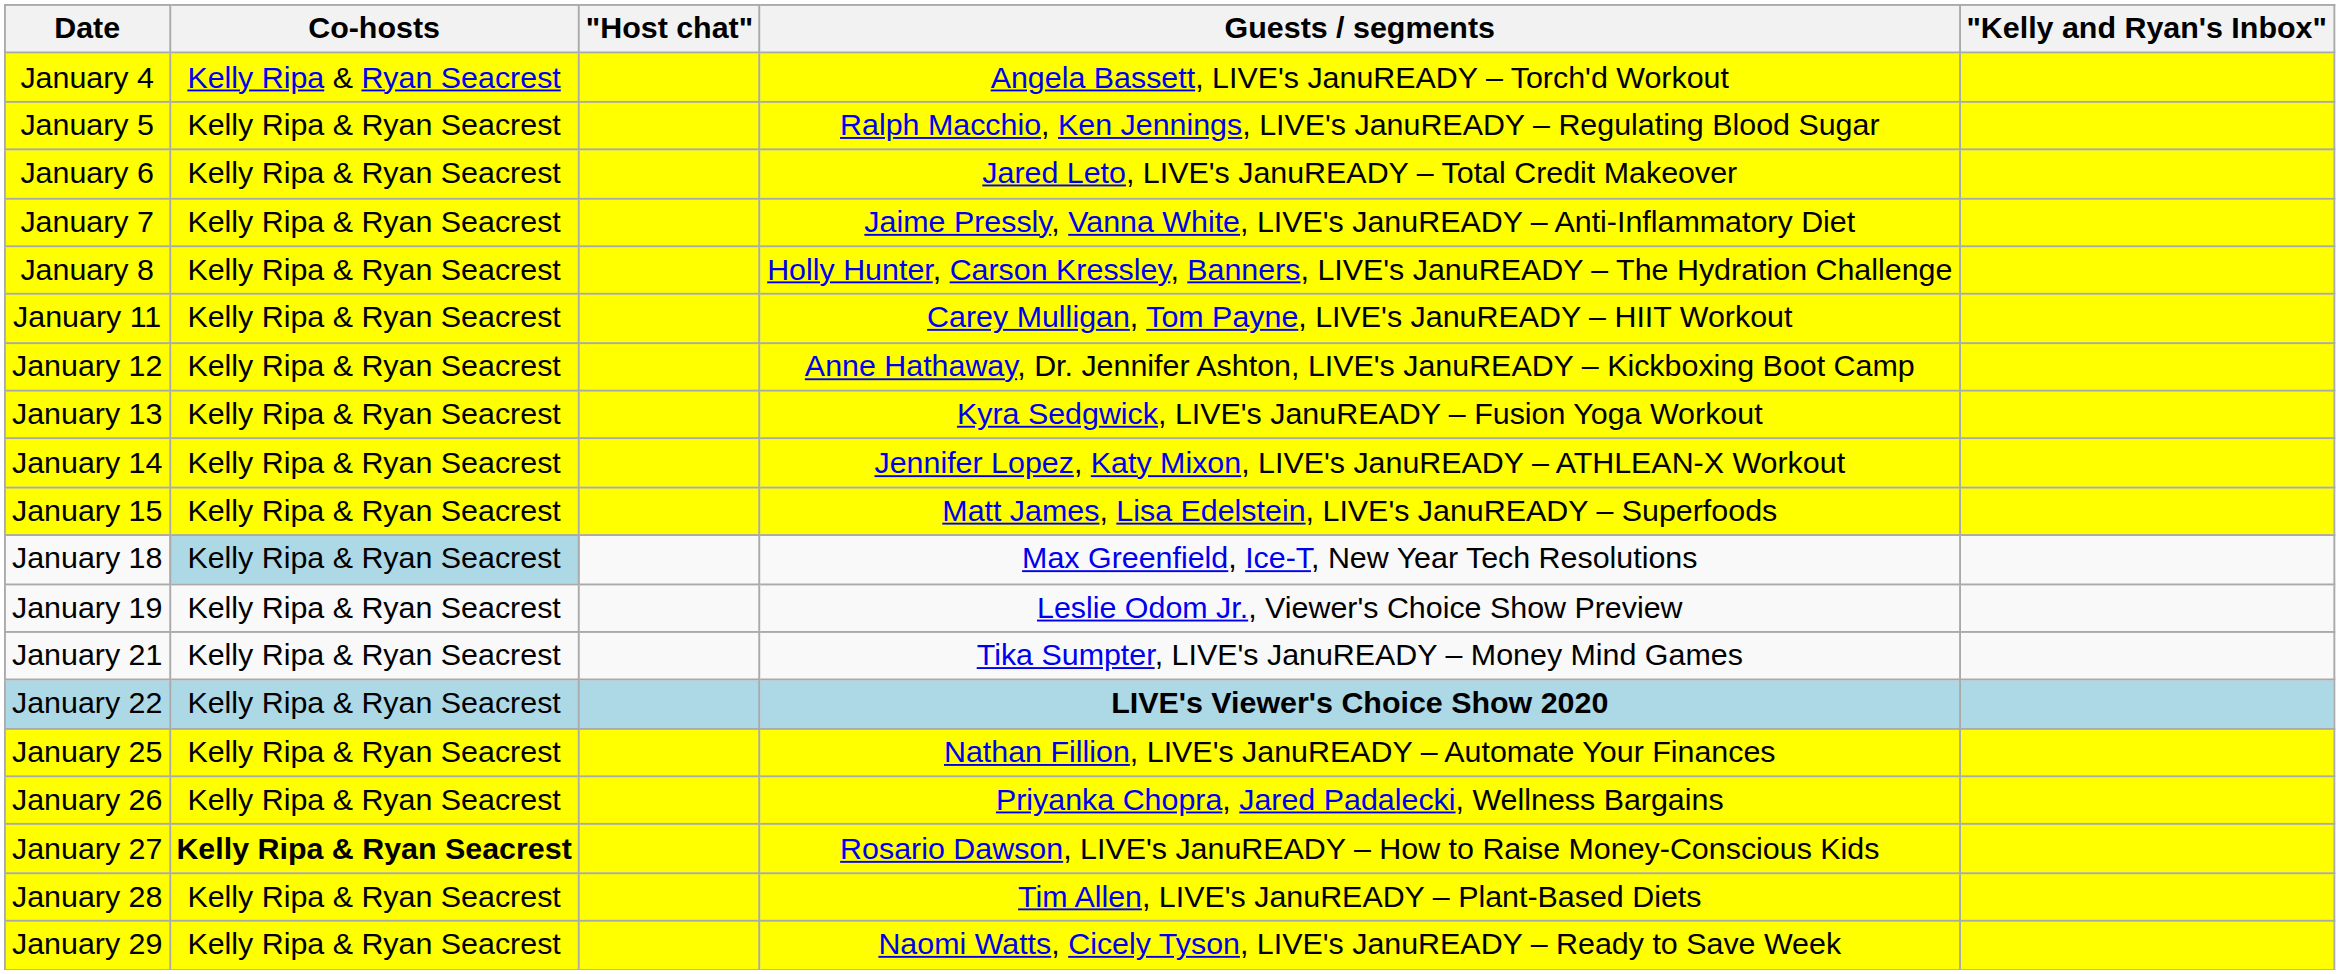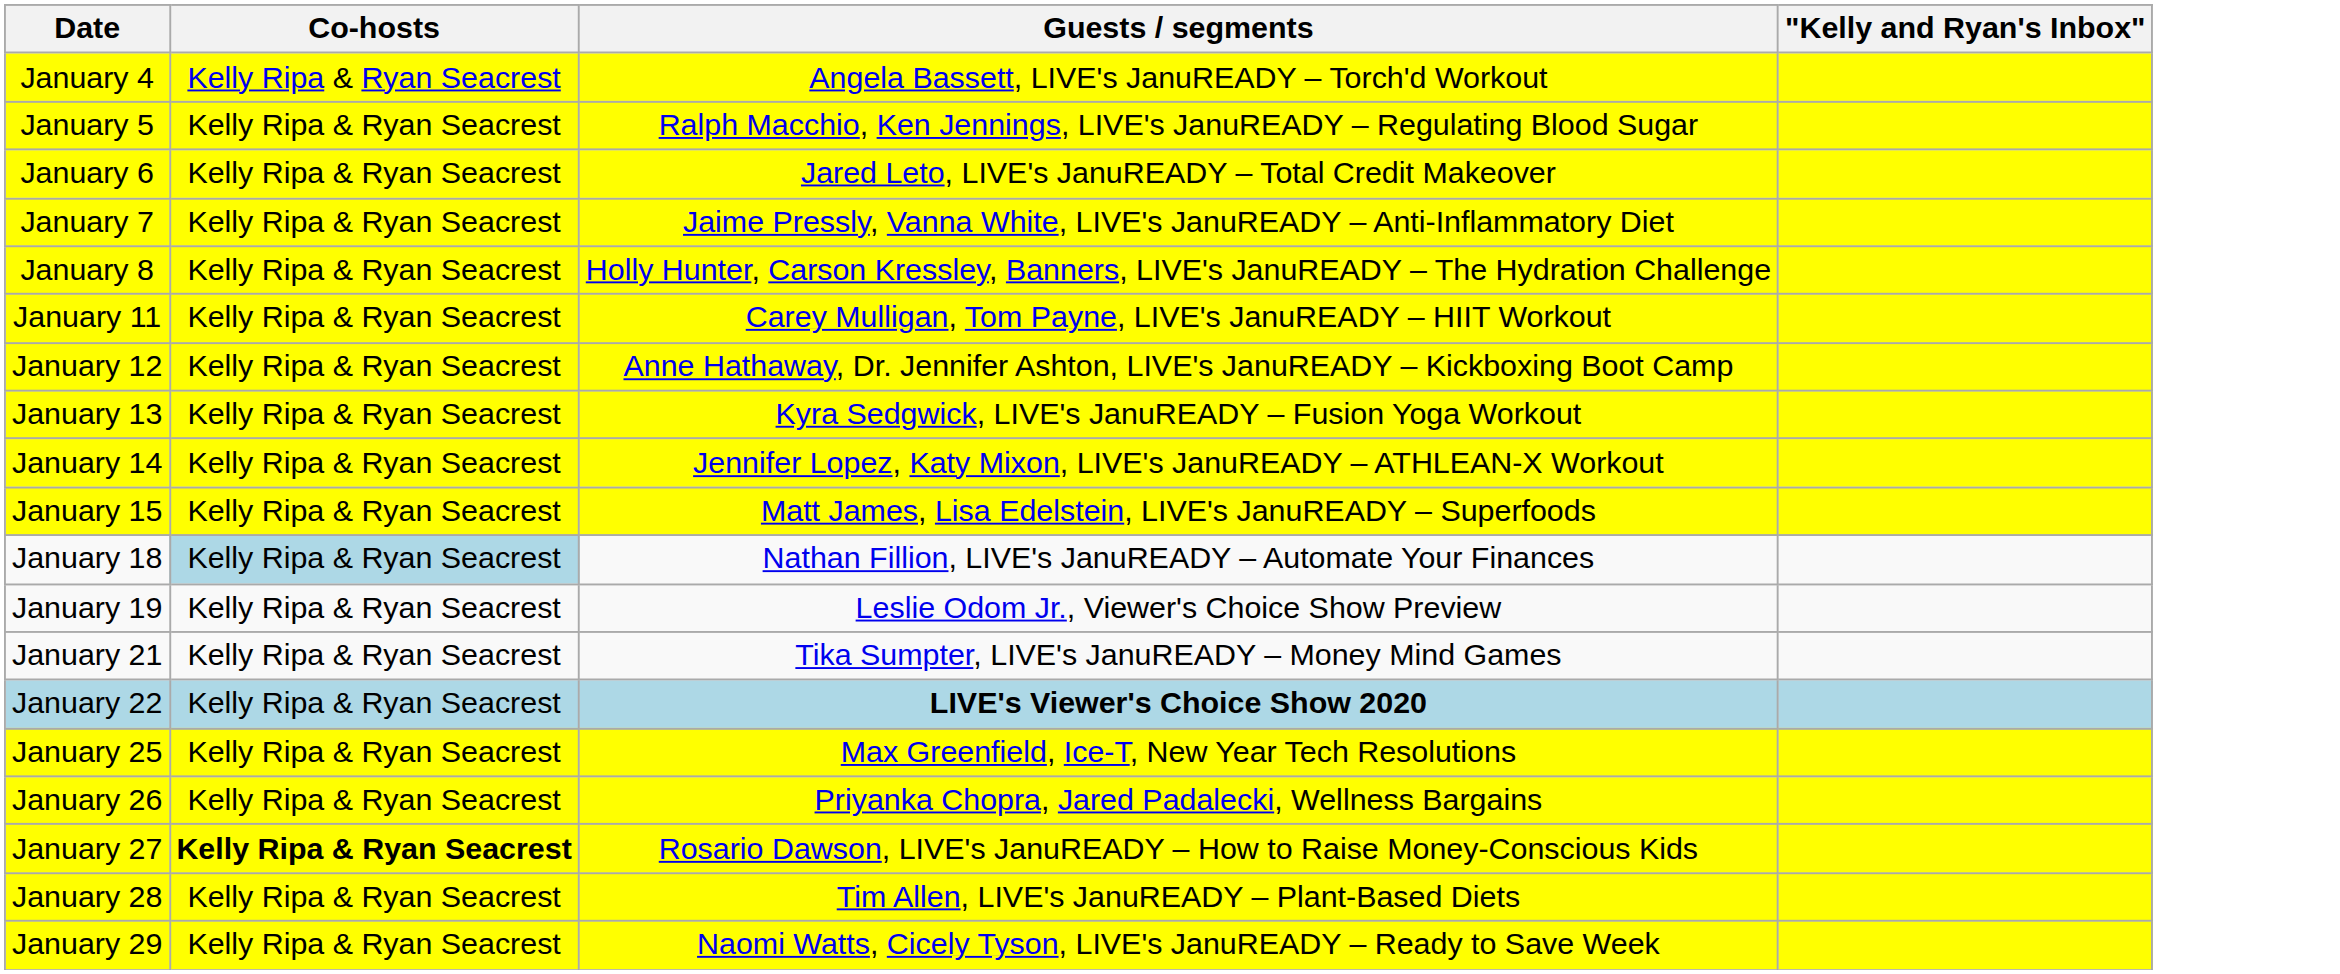- column: (669, 28)
(1360, 558) Max Greenfield, Ice-T, New Year Tech Resolutions -> (1178, 558) Nathan Fillion, LIVE's JanuREADY – Automate Your Finances
(1360, 751) Nathan Fillion, LIVE's JanuREADY – Automate Your Finances -> (1178, 751) Max Greenfield, Ice-T, New Year Tech Resolutions
